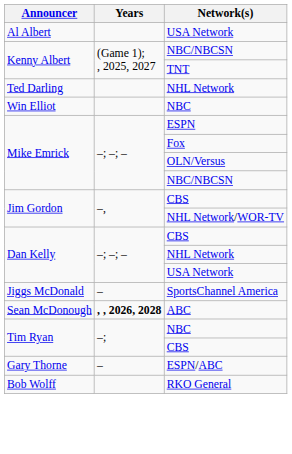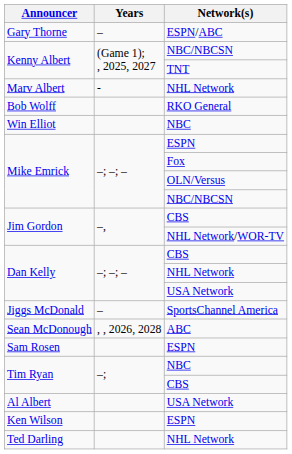rows swapped: (29, 32) <-> (37, 365)
+ row: (36, 87)
rows swapped: (35, 87) <-> (32, 384)
(129, 310) bold -> (129, 328) normal
+ row: (34, 347)
+ row: (35, 421)
